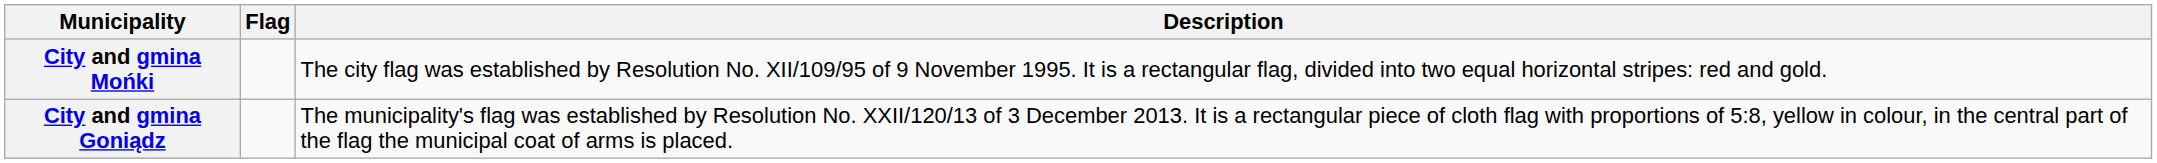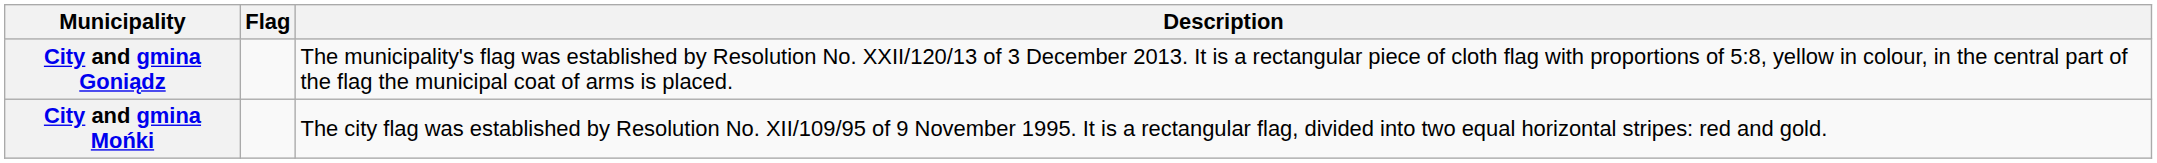rows swapped: (122, 128) <-> (122, 68)
